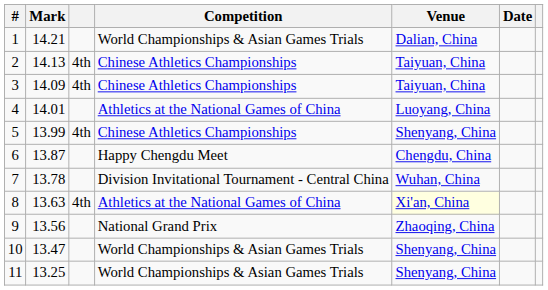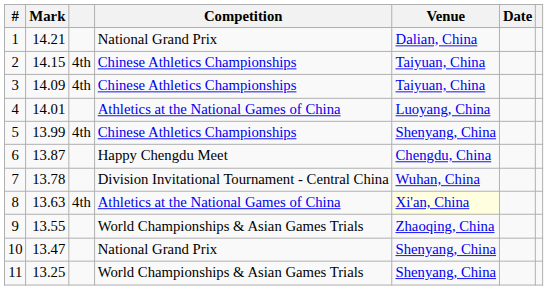(231, 39) World Championships & Asian Games Trials -> (157, 39) National Grand Prix
(49, 62) 14.13 -> (49, 62) 14.15
(49, 226) 13.56 -> (49, 226) 13.55
(157, 226) National Grand Prix -> (231, 226) World Championships & Asian Games Trials
(231, 249) World Championships & Asian Games Trials -> (157, 249) National Grand Prix
